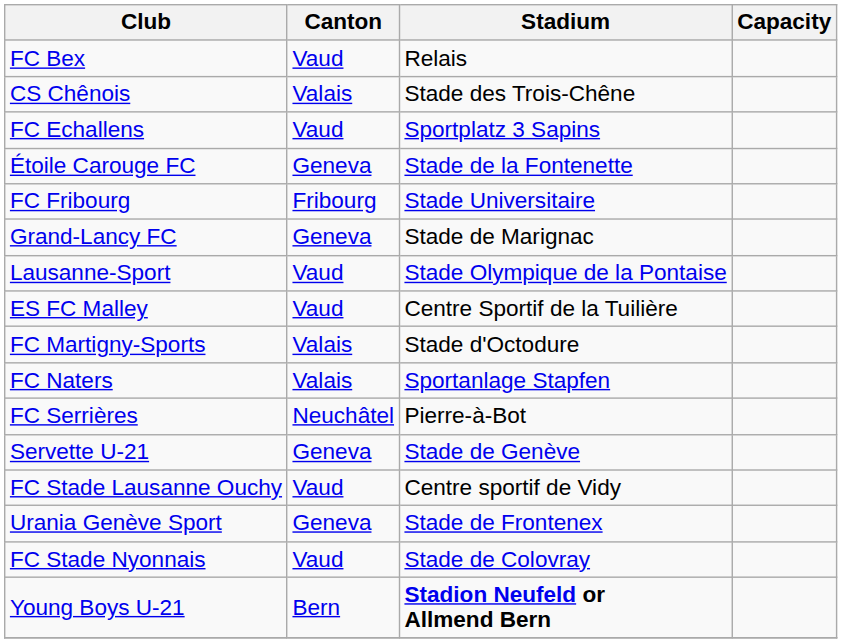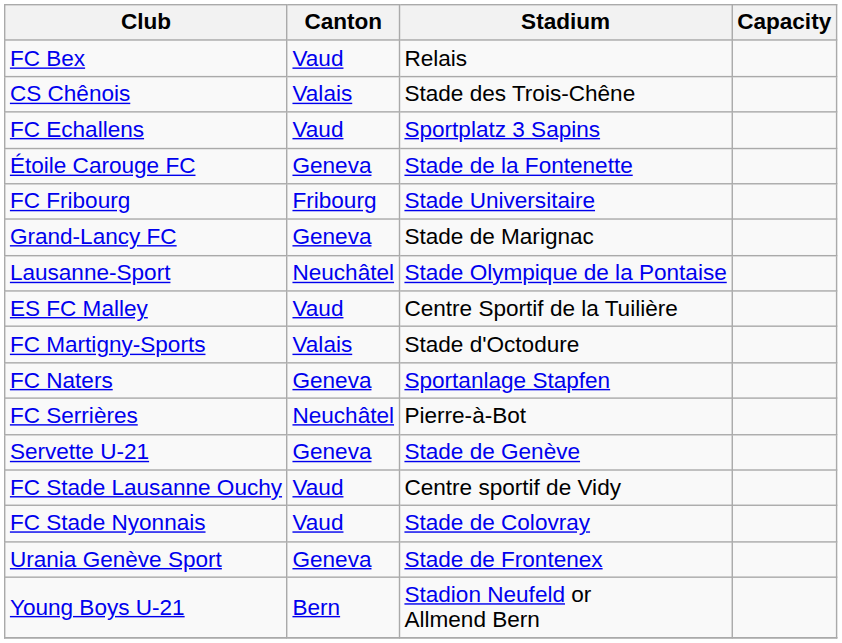(318, 272) Vaud -> (343, 272) Neuchâtel
(322, 380) Valais -> (332, 380) Geneva
rows swapped: (108, 559) <-> (116, 523)
(505, 607) bold -> (498, 607) normal
